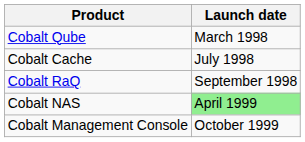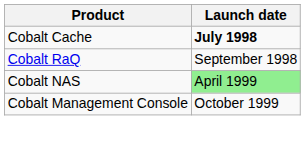- row: (47, 37)
(224, 59) normal -> (226, 37) bold
